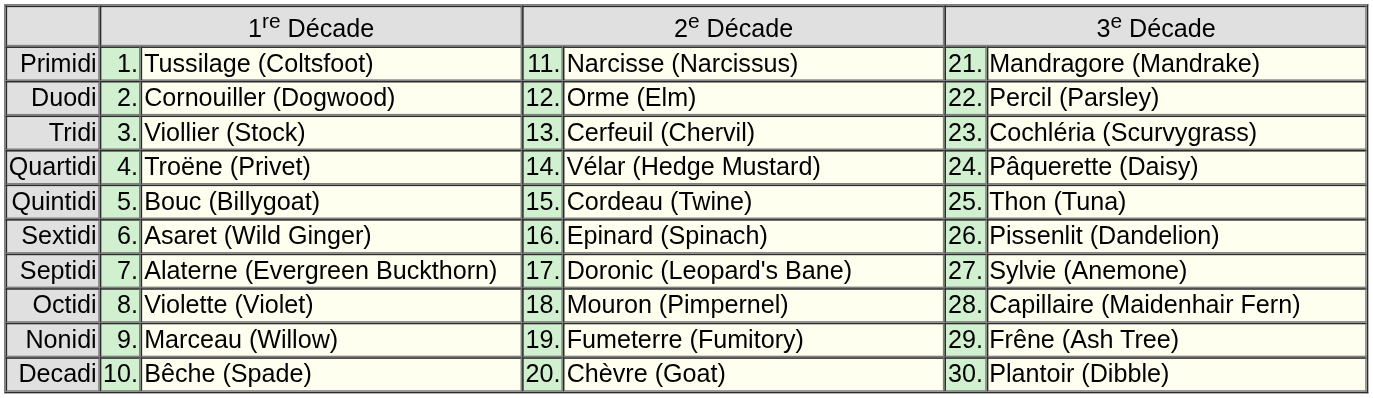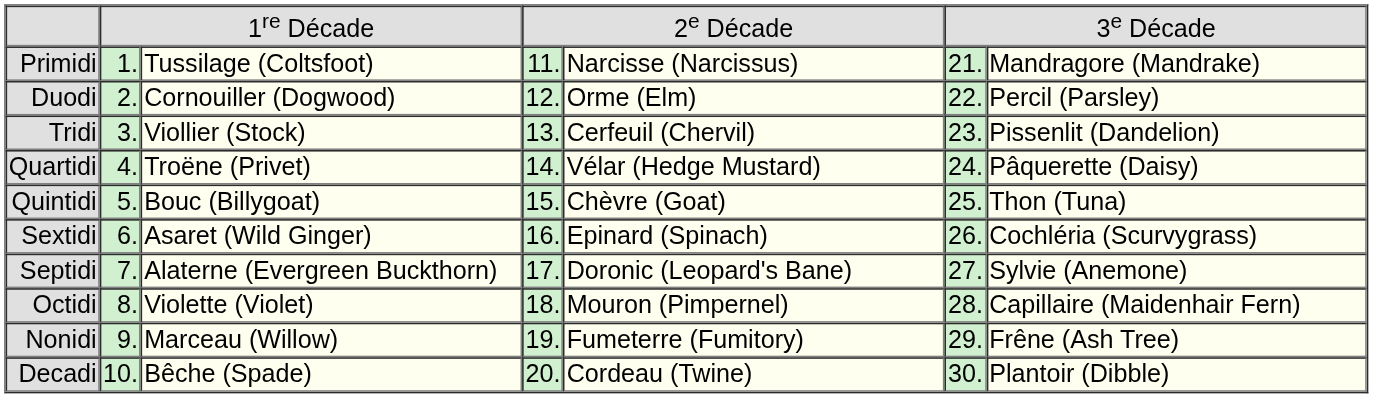(1123, 132) Cochléria (Scurvygrass) -> (1104, 132) Pissenlit (Dandelion)
(660, 202) Cordeau (Twine) -> (646, 202) Chèvre (Goat)
(1104, 236) Pissenlit (Dandelion) -> (1123, 236) Cochléria (Scurvygrass)
(646, 374) Chèvre (Goat) -> (660, 374) Cordeau (Twine)
